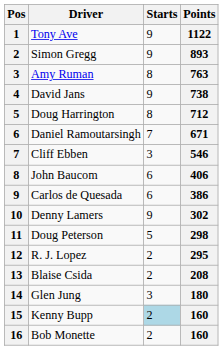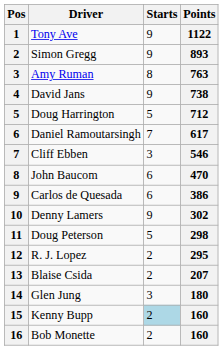(149, 114) 8 -> (149, 114) 5
(199, 135) 671 -> (199, 135) 617
(199, 175) 406 -> (199, 175) 470
(199, 275) 208 -> (199, 275) 207
